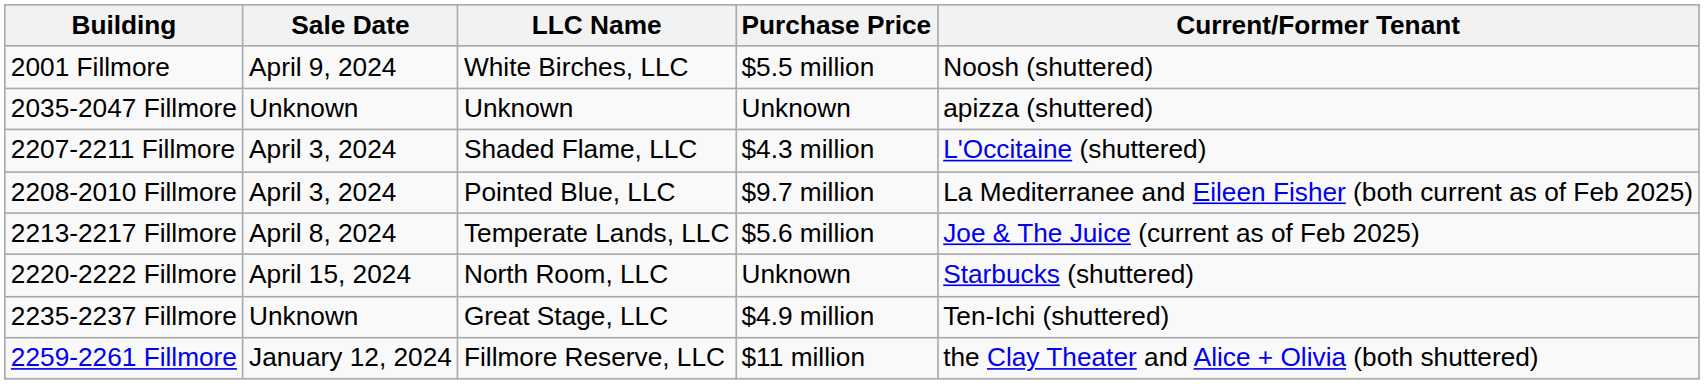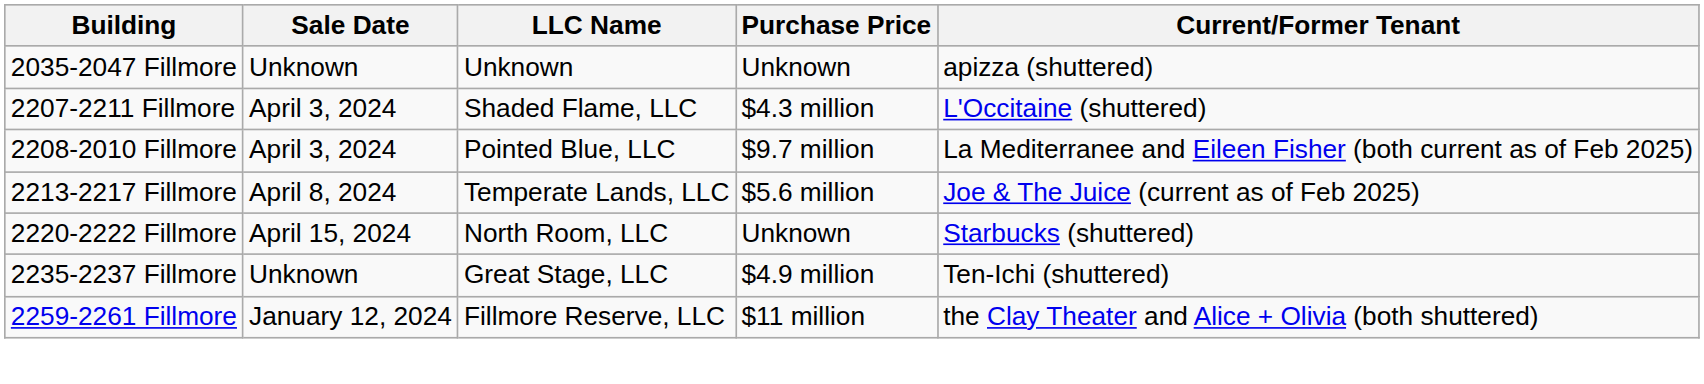- row: (90, 66)
